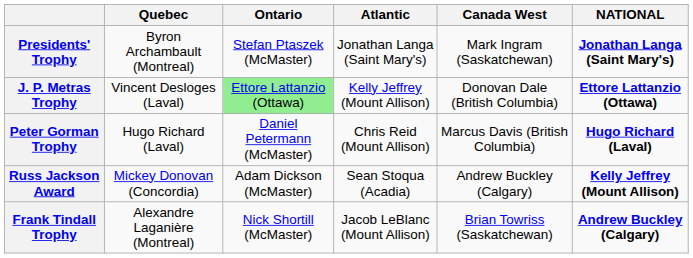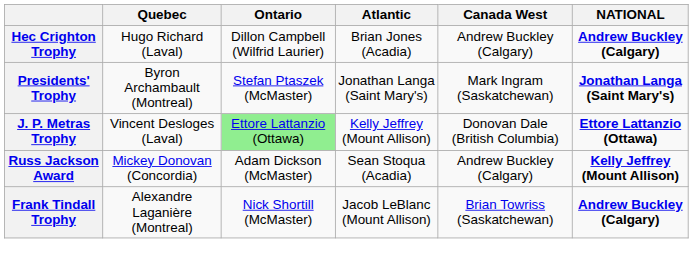+ row: (54, 44)
- row: (54, 139)
